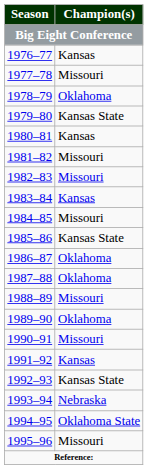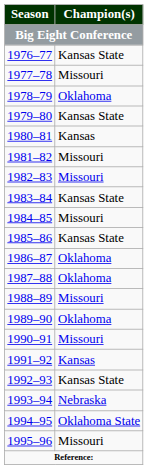(77, 55) Kansas -> (91, 55) Kansas State
(77, 197) Kansas -> (91, 197) Kansas State
